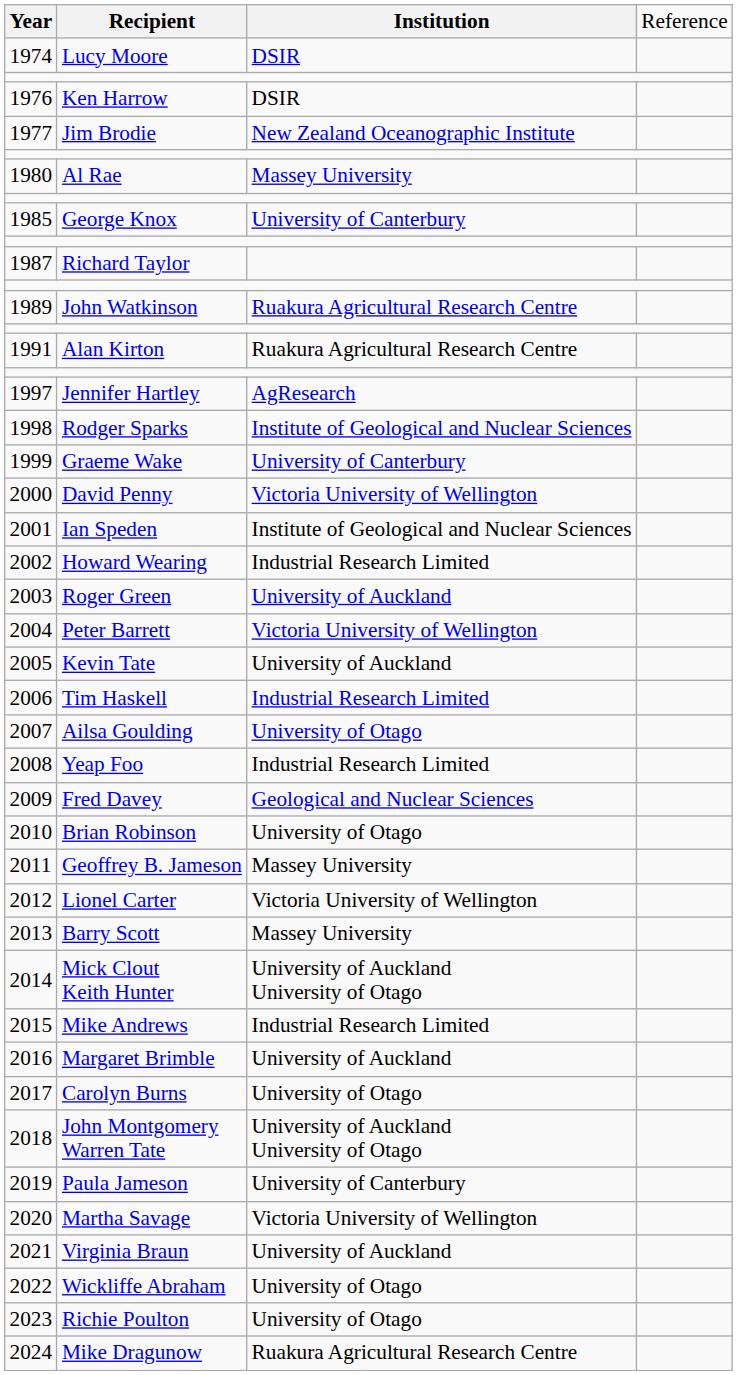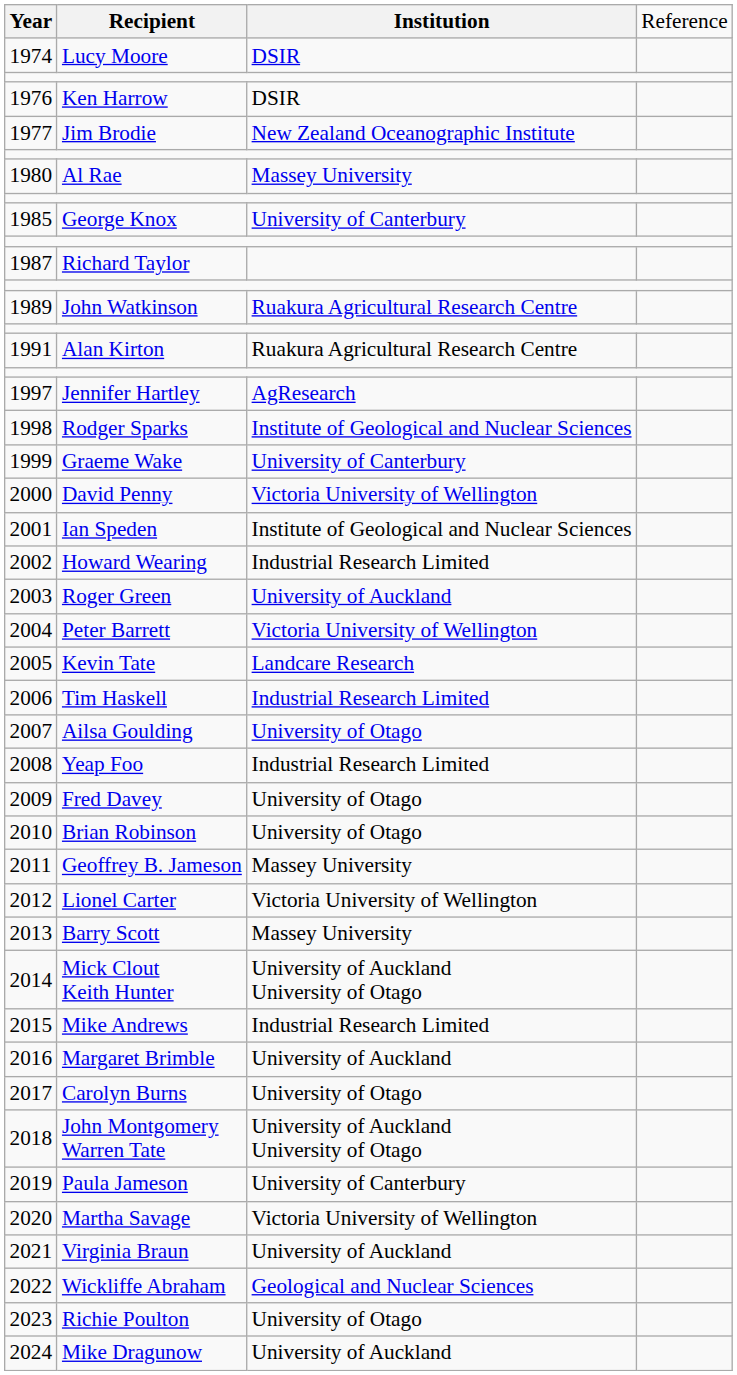(351, 663) University of Auckland -> (333, 663) Landcare Research
(393, 798) Geological and Nuclear Sciences -> (337, 798) University of Otago
(337, 1285) University of Otago -> (393, 1285) Geological and Nuclear Sciences
(414, 1352) Ruakura Agricultural Research Centre -> (351, 1352) University of Auckland
